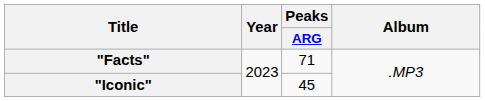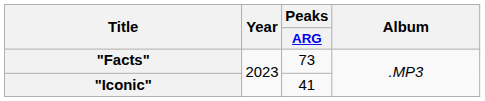(307, 61) 71 -> (307, 61) 73
(307, 84) 45 -> (307, 84) 41
